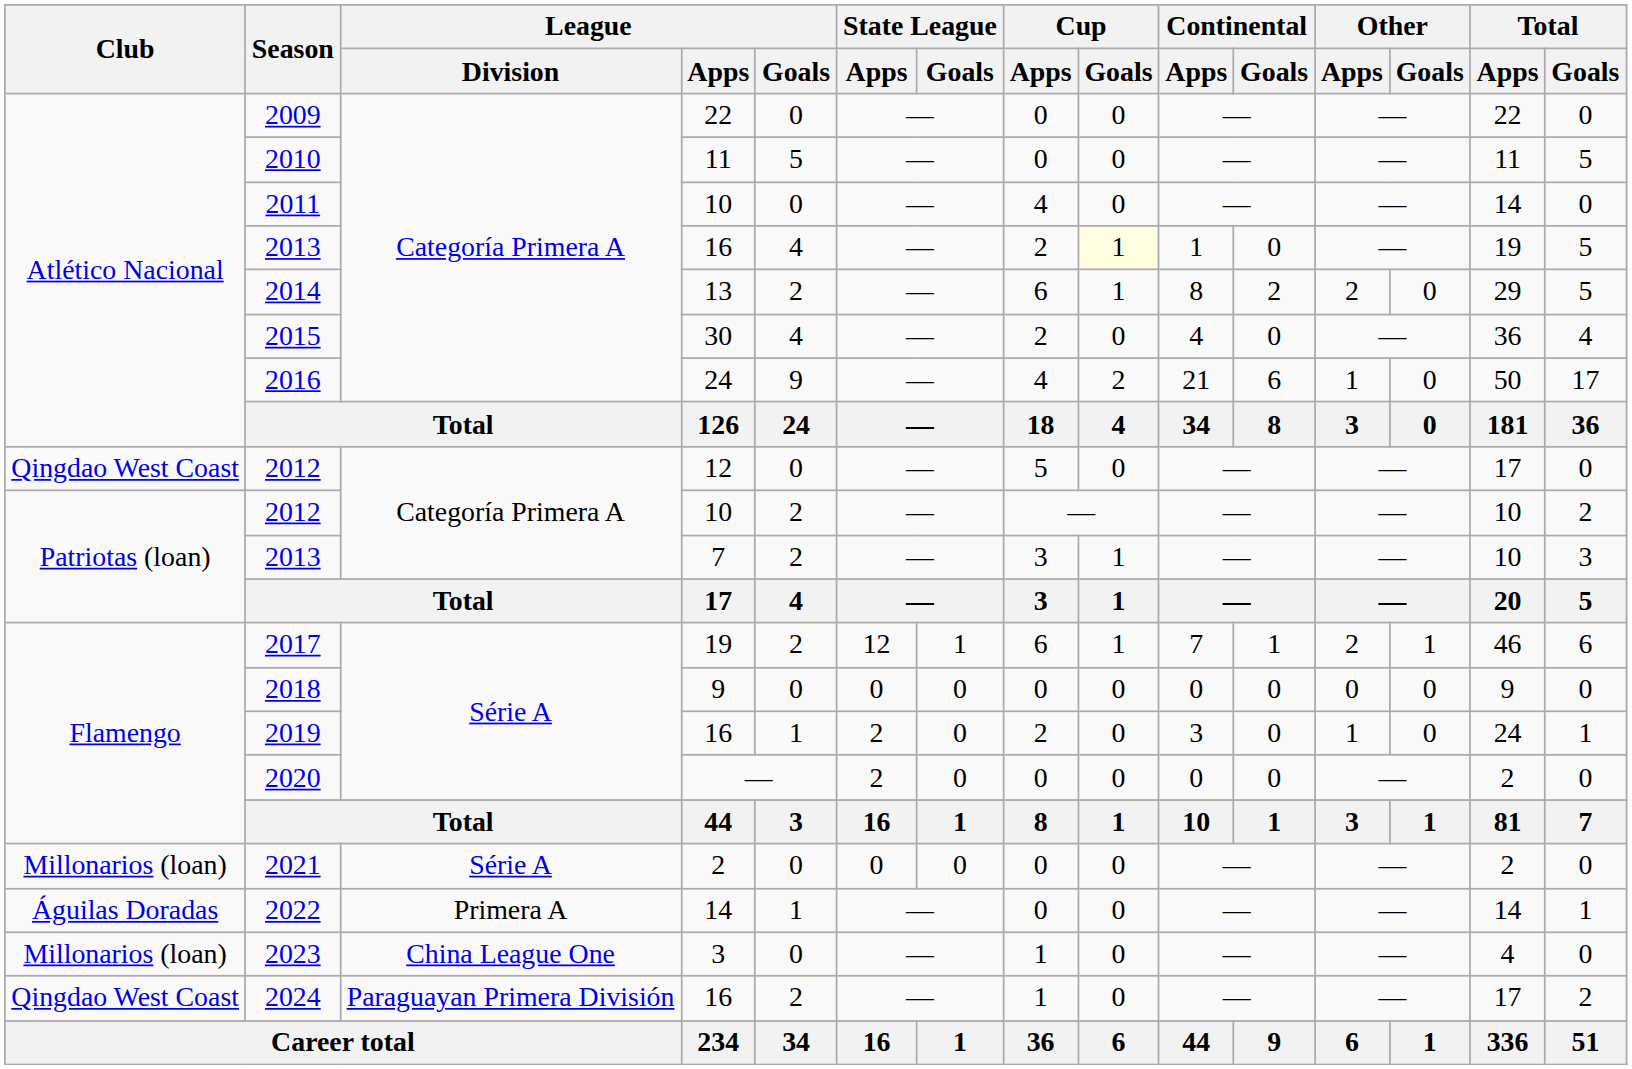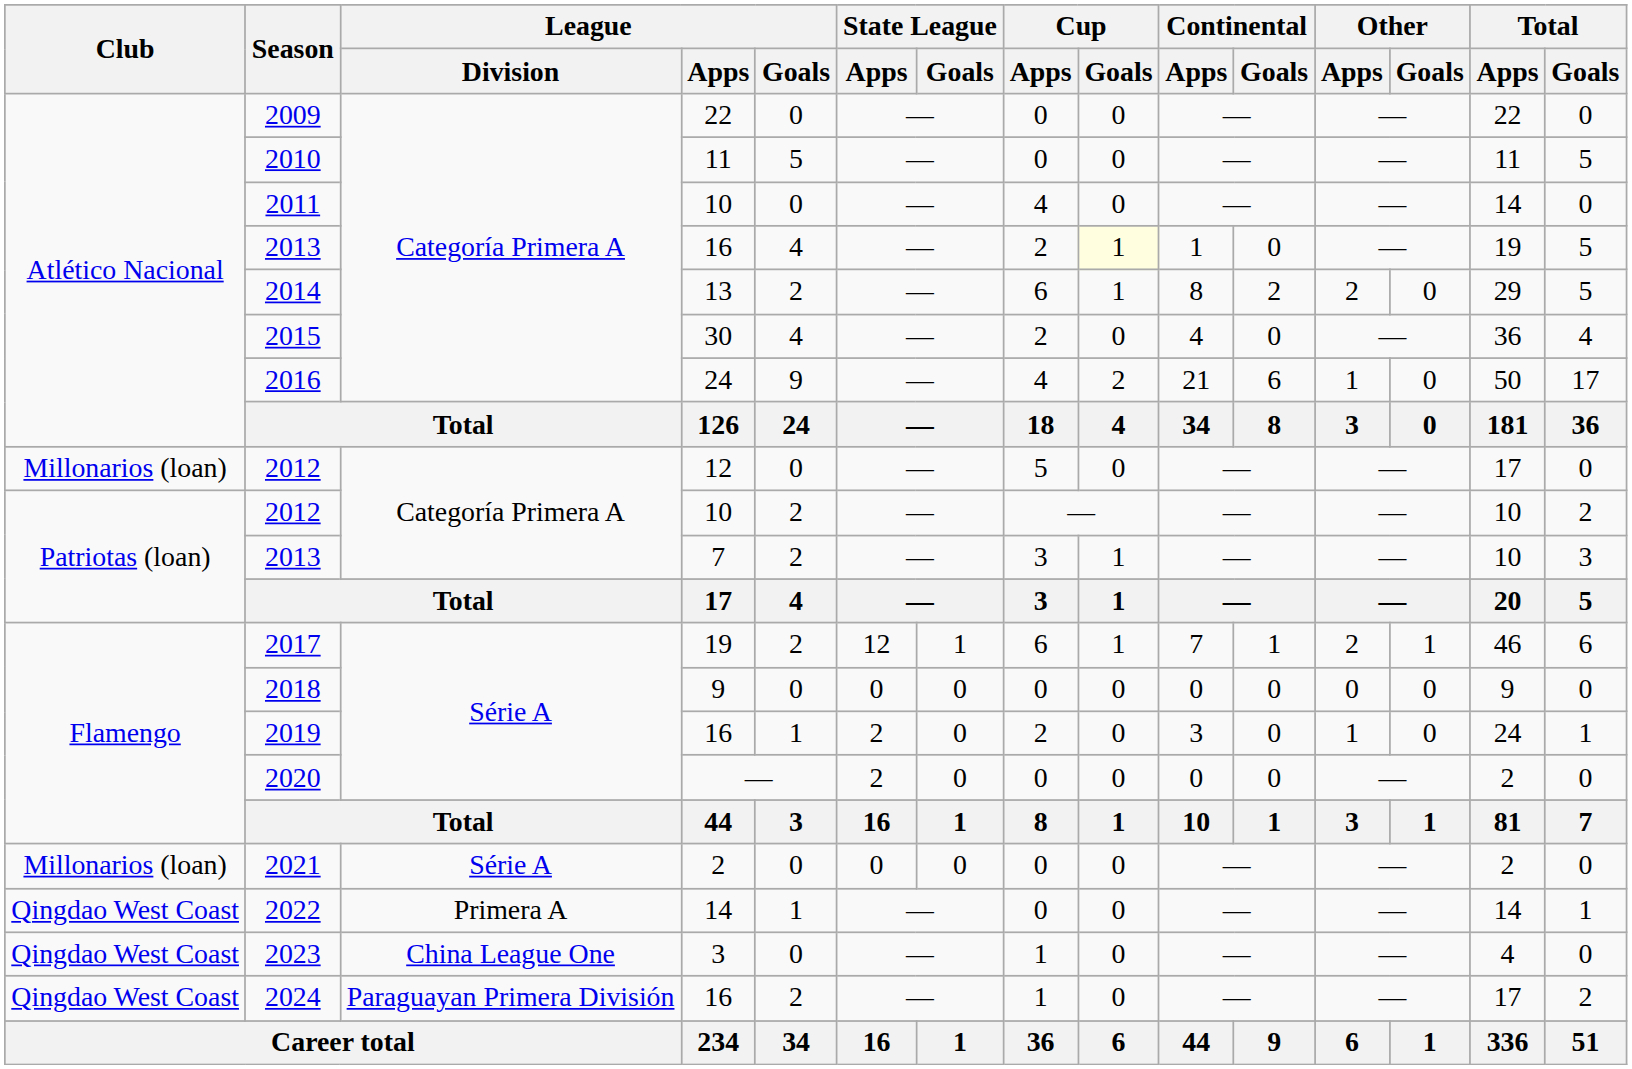(125, 468) Qingdao West Coast -> (125, 468) Millonarios (loan)
(125, 909) Águilas Doradas -> (125, 909) Qingdao West Coast
(125, 953) Millonarios (loan) -> (125, 953) Qingdao West Coast
